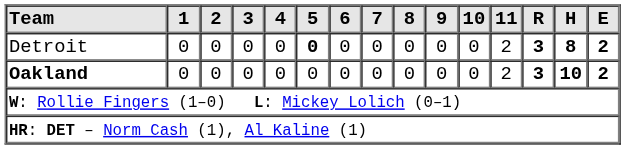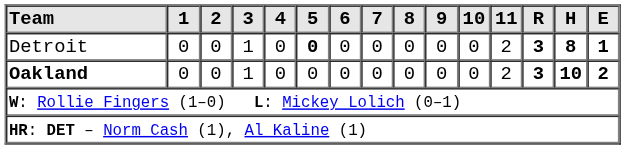(248, 47) 0 -> (248, 47) 1
(603, 47) 2 -> (603, 47) 1
(248, 74) 0 -> (248, 74) 1
